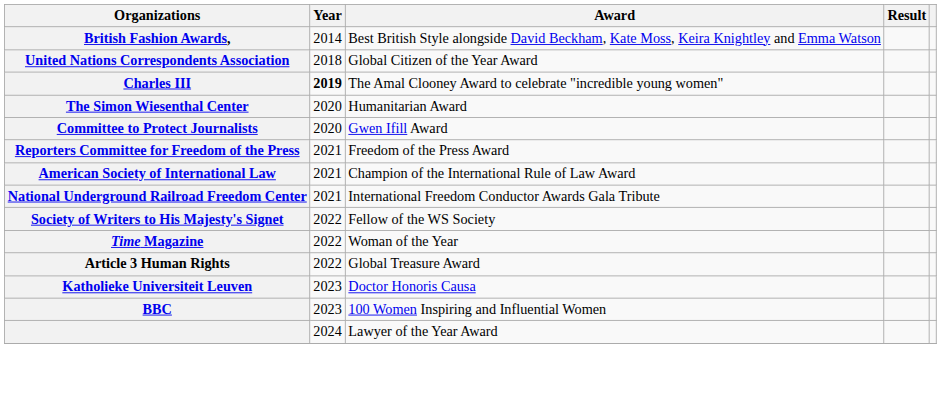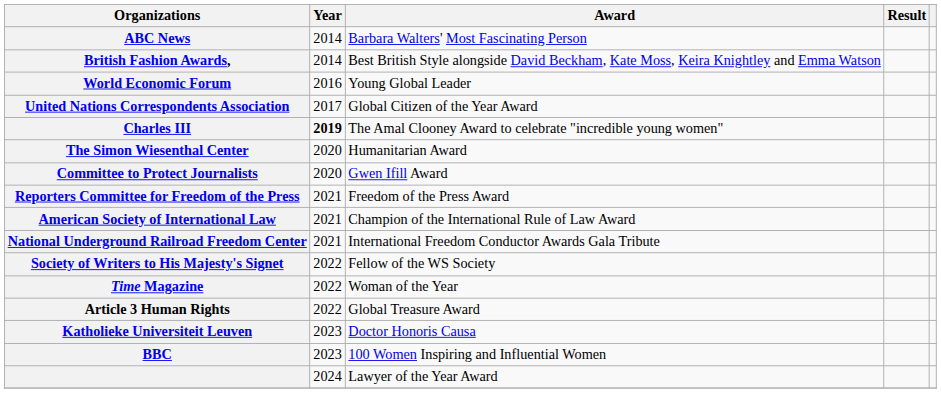+ row: (157, 38)
+ row: (157, 83)
(328, 60) 2018 -> (328, 106) 2017
